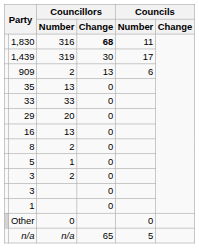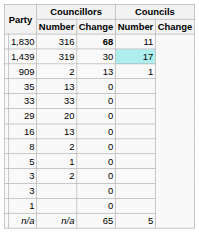(148, 57) no background -> (148, 57) paleturquoise background
(151, 72) 6 -> (151, 72) 1
- row: (23, 221)
